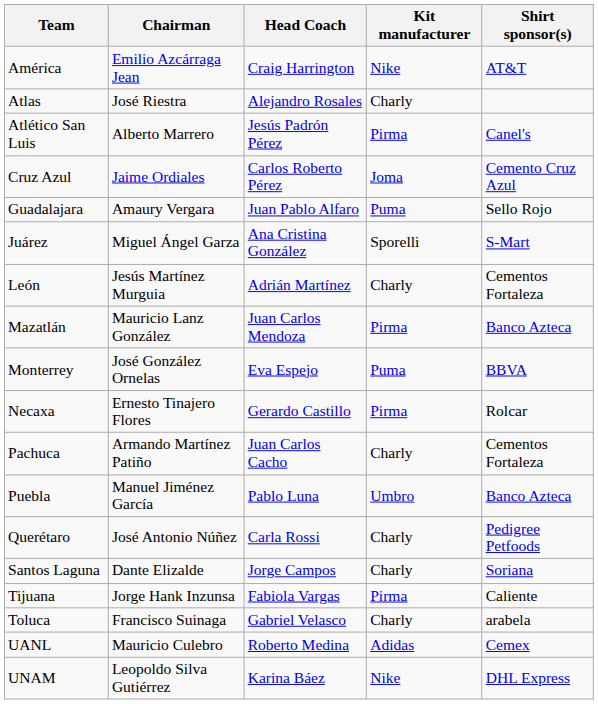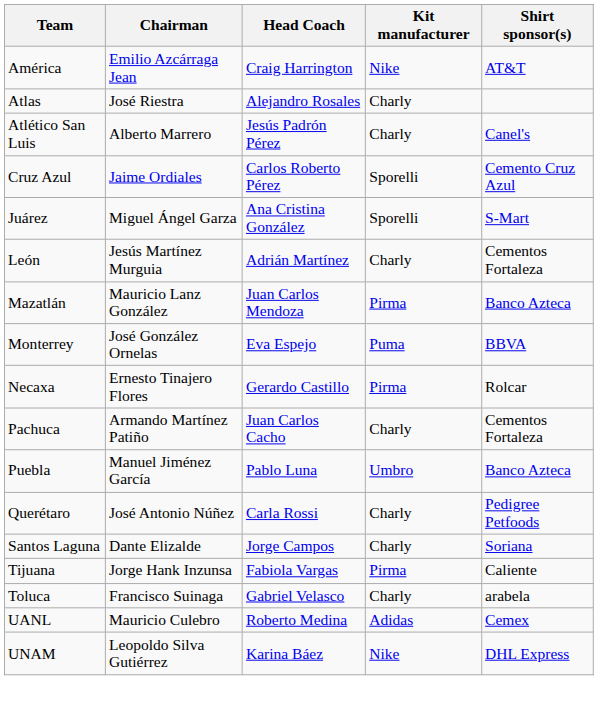(389, 134) Pirma -> (390, 134) Charly
(387, 176) Joma -> (394, 176) Sporelli
- row: (46, 209)
